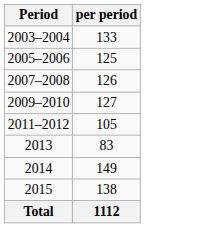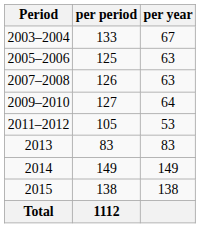+ column: (168, 15)
